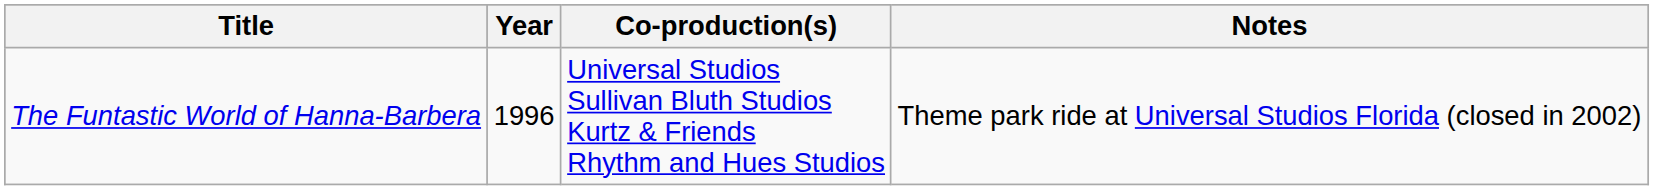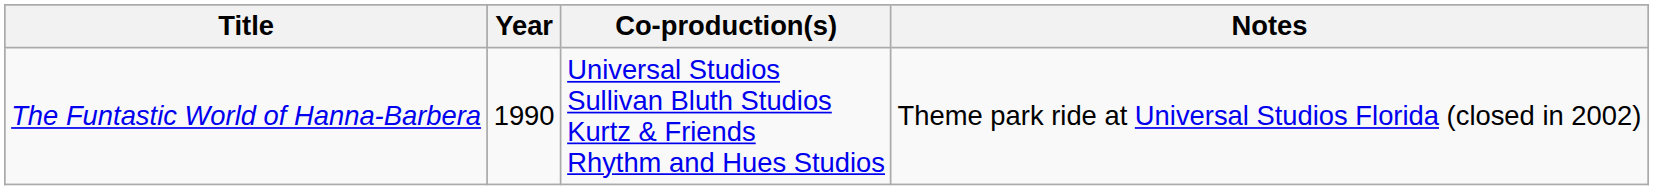(524, 115) 1996 -> (524, 115) 1990
